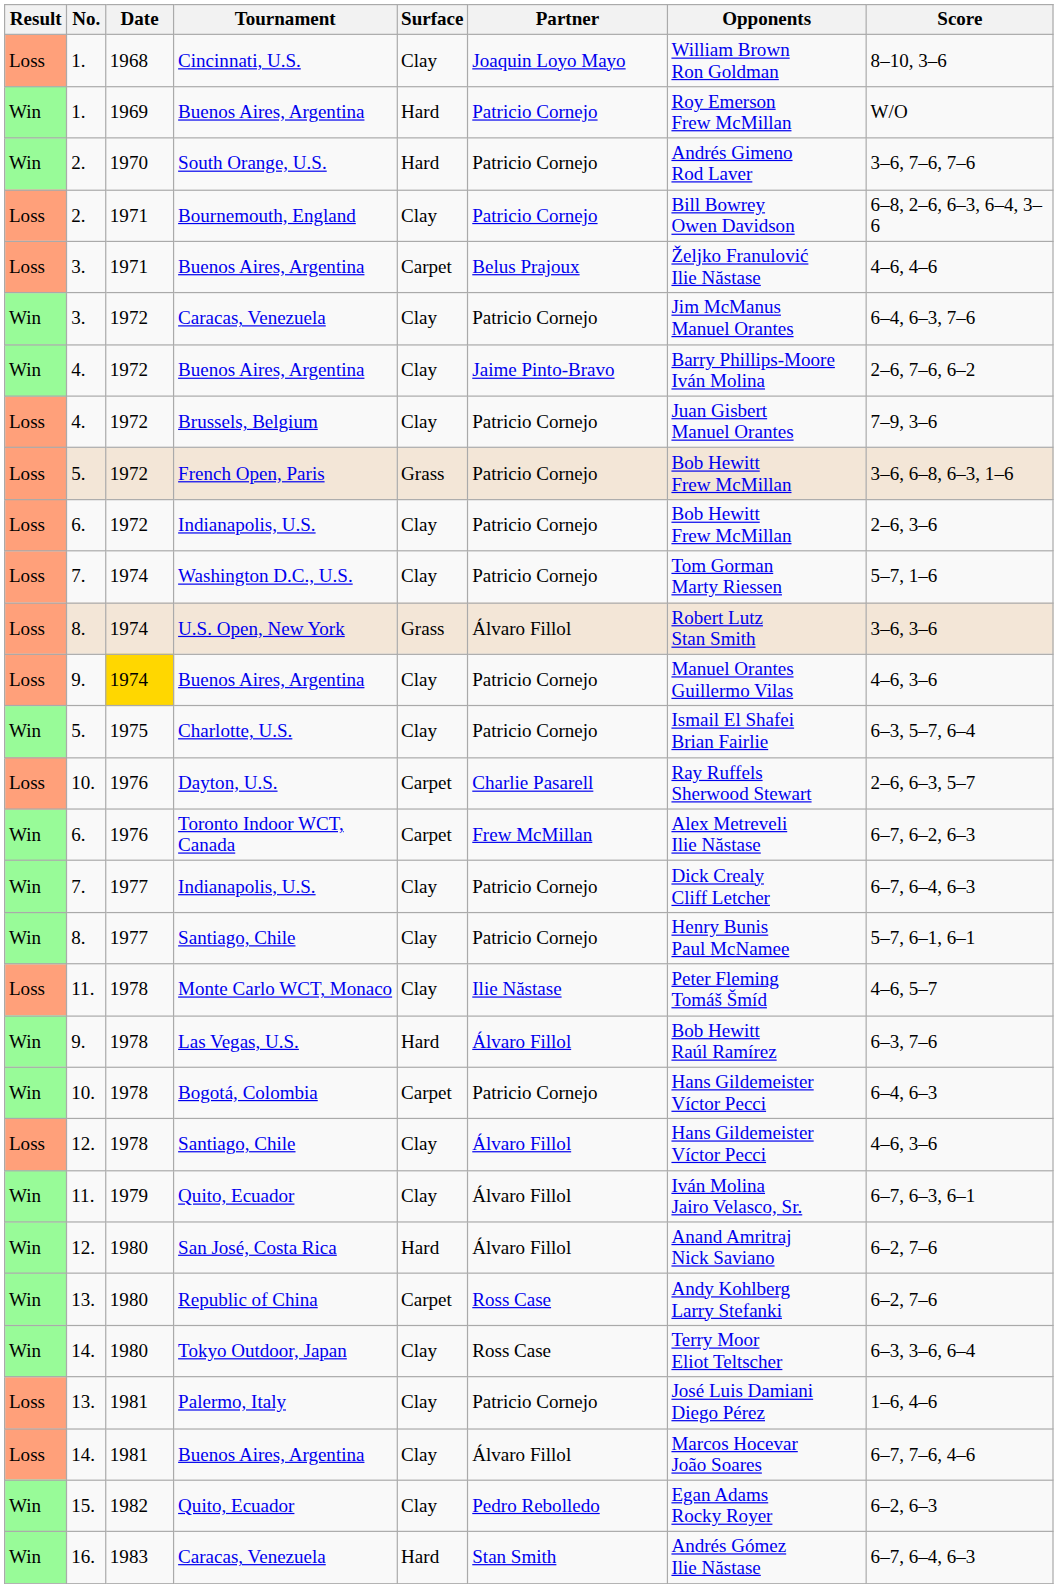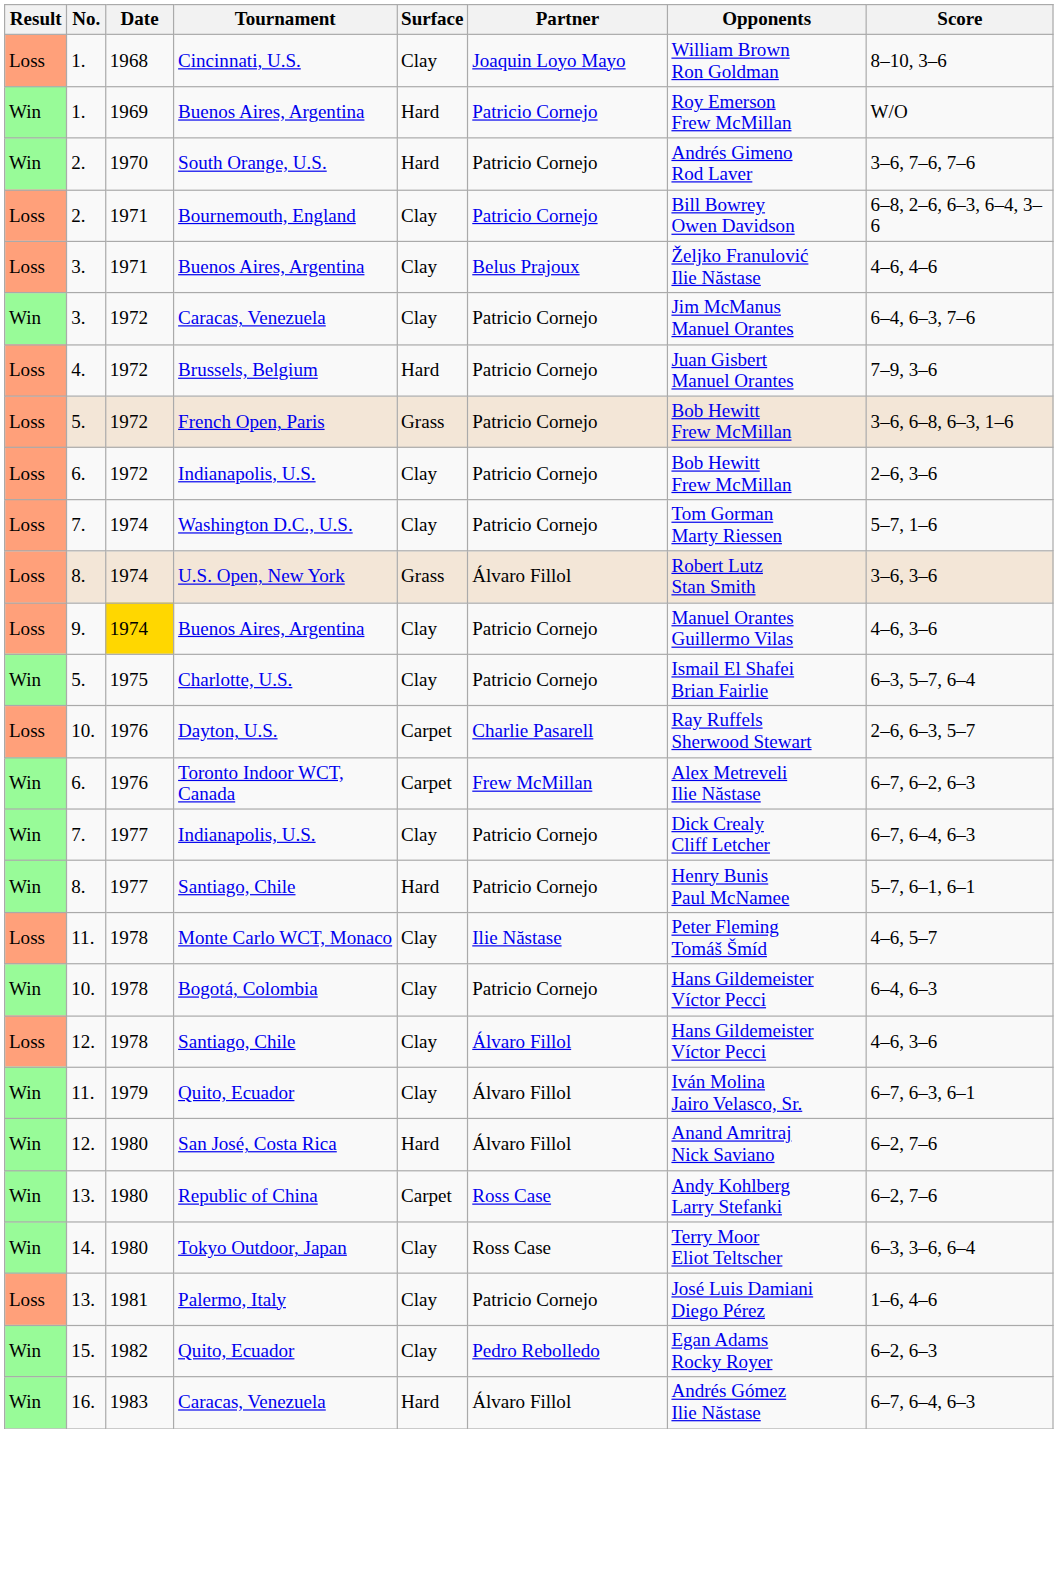(426, 266) Carpet -> (419, 266) Clay
- row: (78, 370)
(419, 421) Clay -> (420, 370) Hard
(419, 937) Clay -> (420, 886) Hard
- row: (78, 1041)
(426, 1092) Carpet -> (419, 989) Clay
- row: (83, 1454)
(514, 1557) Stan Smith -> (522, 1402) Álvaro Fillol
